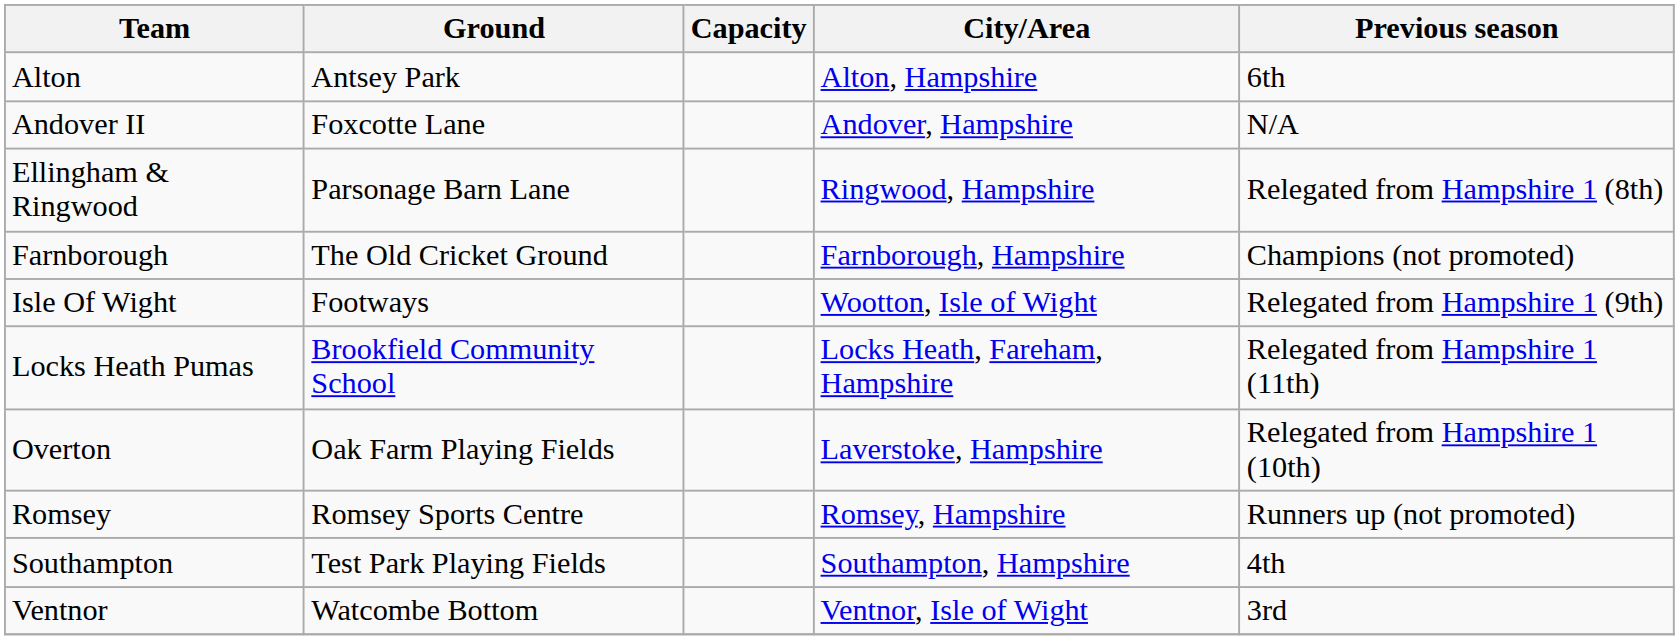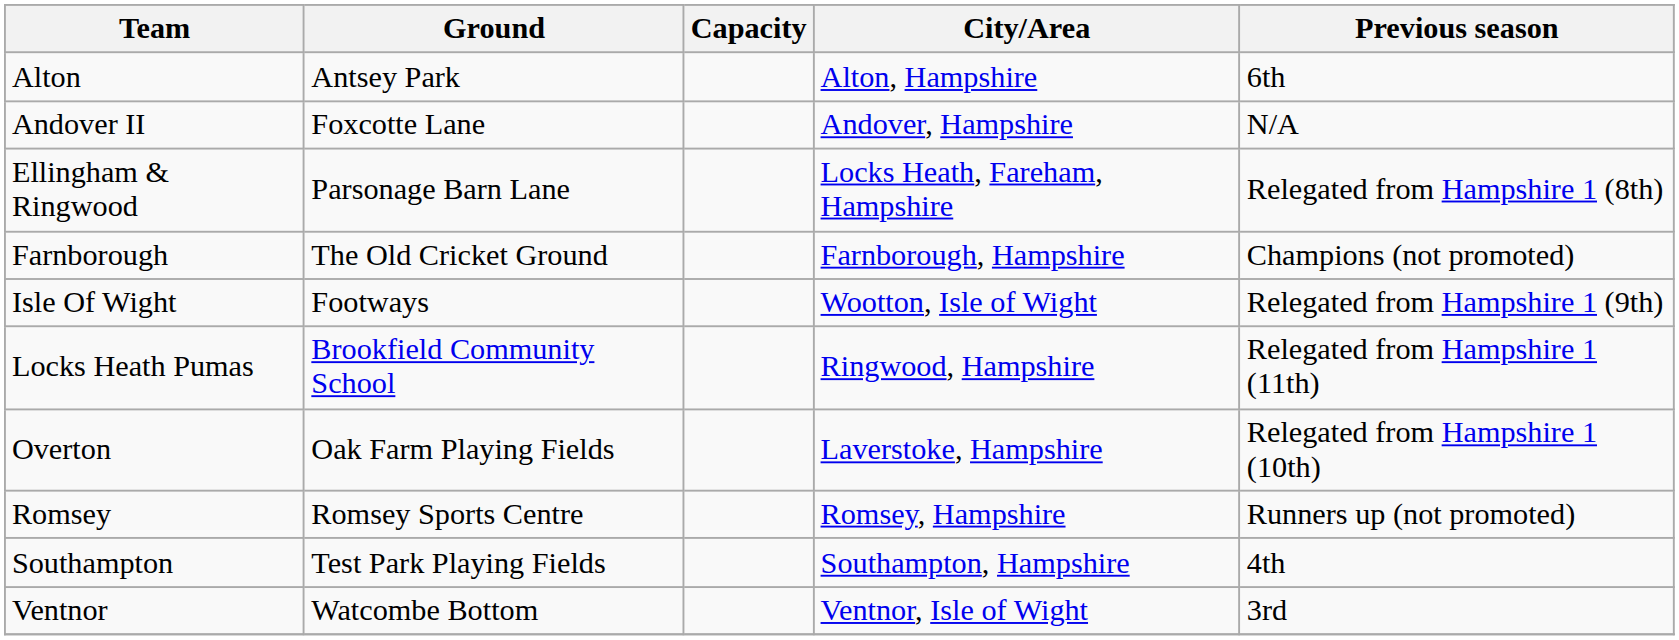(957, 189) Ringwood, Hampshire -> (962, 189) Locks Heath, Fareham, Hampshire
(962, 367) Locks Heath, Fareham, Hampshire -> (957, 367) Ringwood, Hampshire
